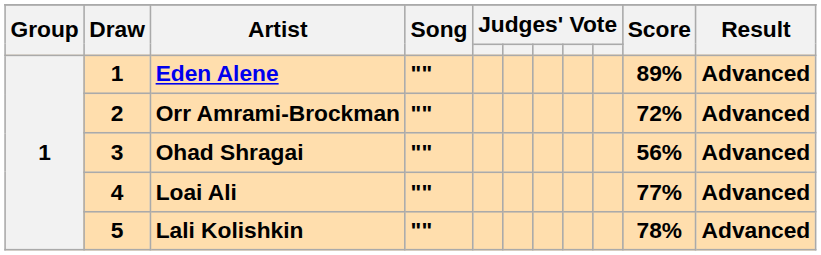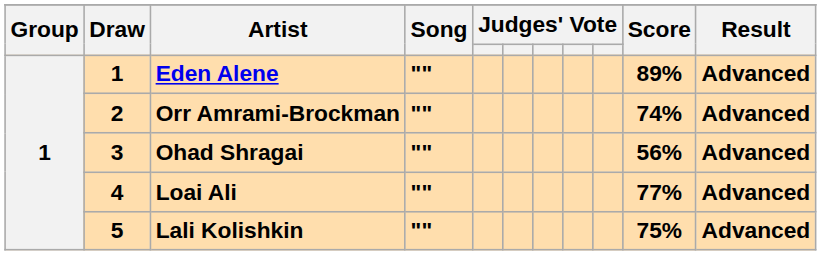(659, 114) 72% -> (659, 114) 74%
(659, 231) 78% -> (659, 231) 75%
